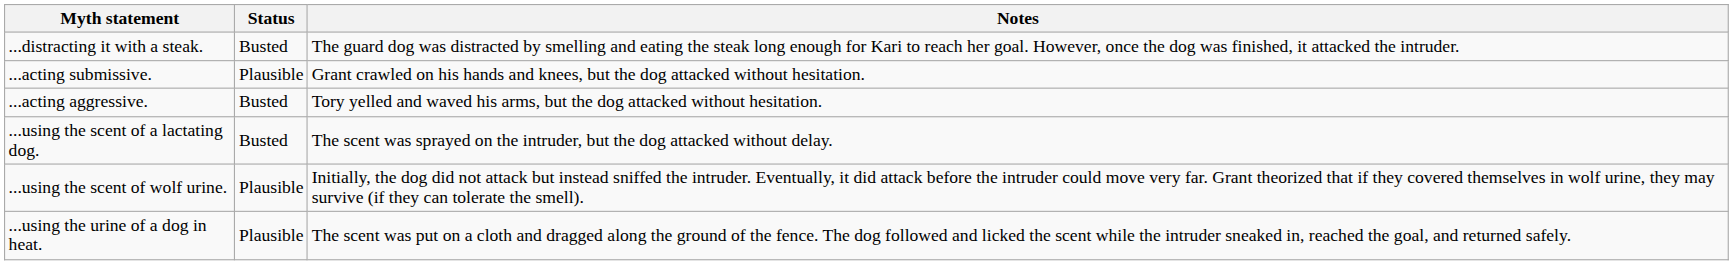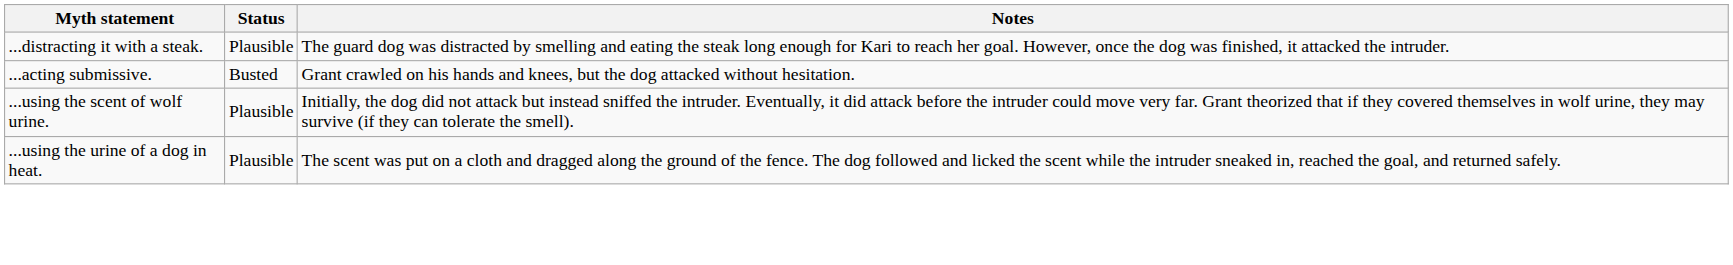(263, 46) Busted -> (261, 46) Plausible
(271, 74) Plausible -> (253, 74) Busted
- row: (78, 102)
- row: (116, 140)
